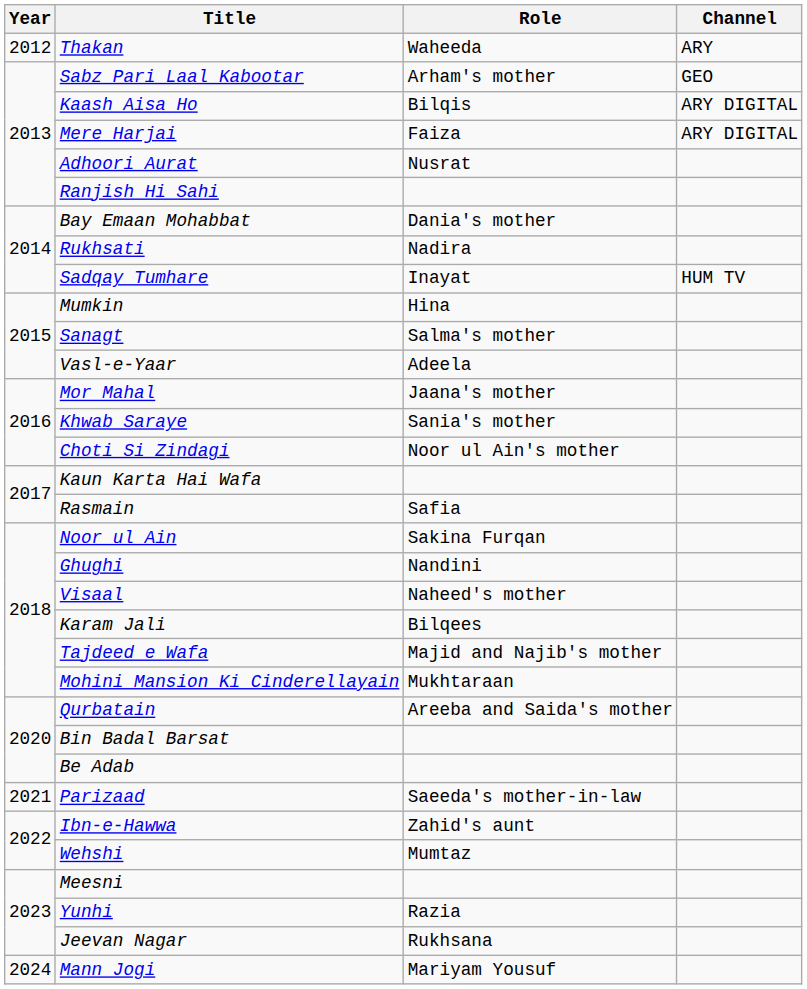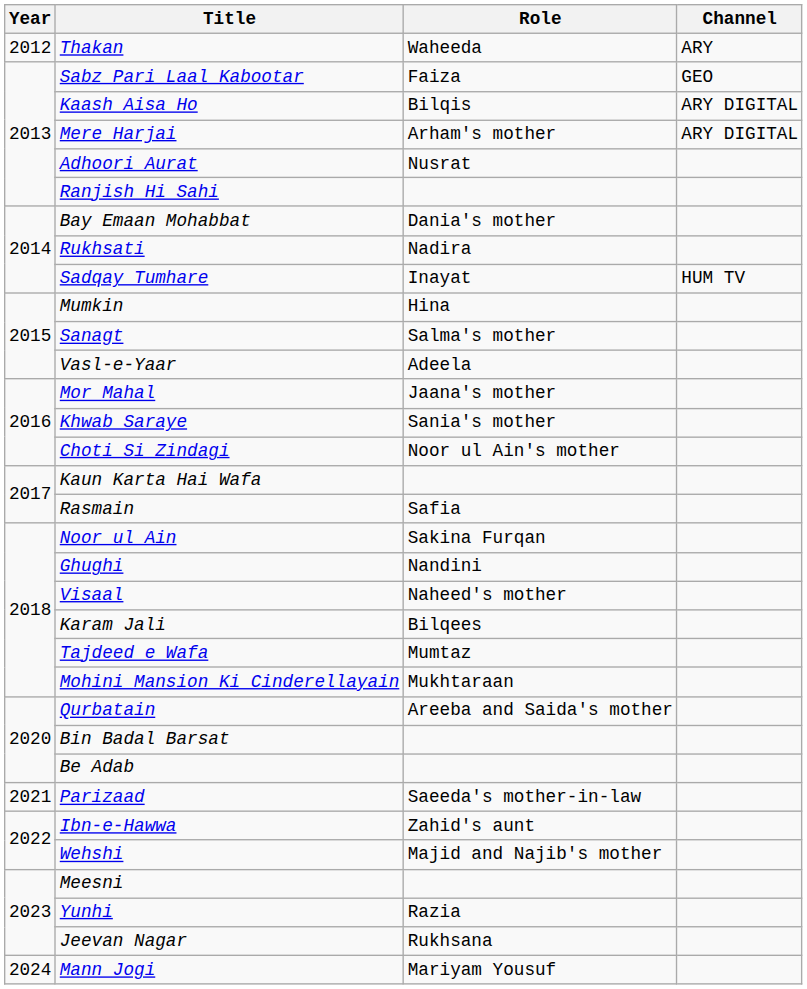(482, 77) Arham's mother -> (434, 77) Faiza
(434, 134) Faiza -> (482, 134) Arham's mother
(535, 653) Majid and Najib's mother -> (440, 653) Mumtaz
(440, 855) Mumtaz -> (535, 855) Majid and Najib's mother
